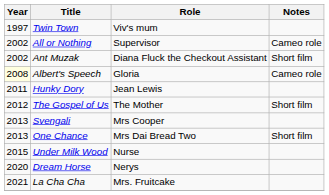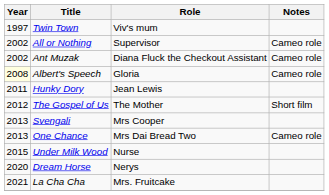(292, 58) Short film -> (296, 58) Cameo role
(292, 136) Short film -> (296, 136) Cameo role
